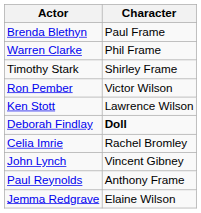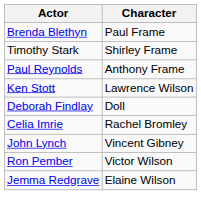- row: (44, 50)
rows swapped: (45, 180) <-> (40, 87)
(116, 124) bold -> (115, 106) normal
